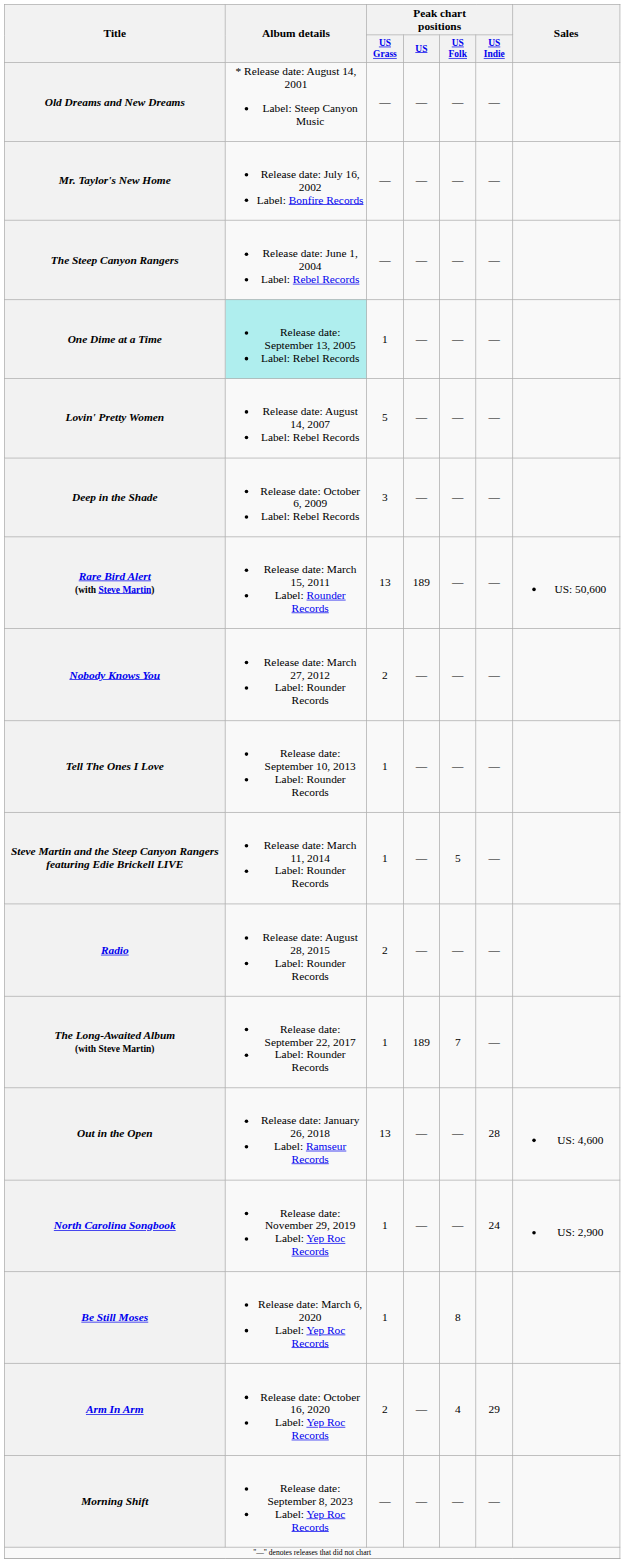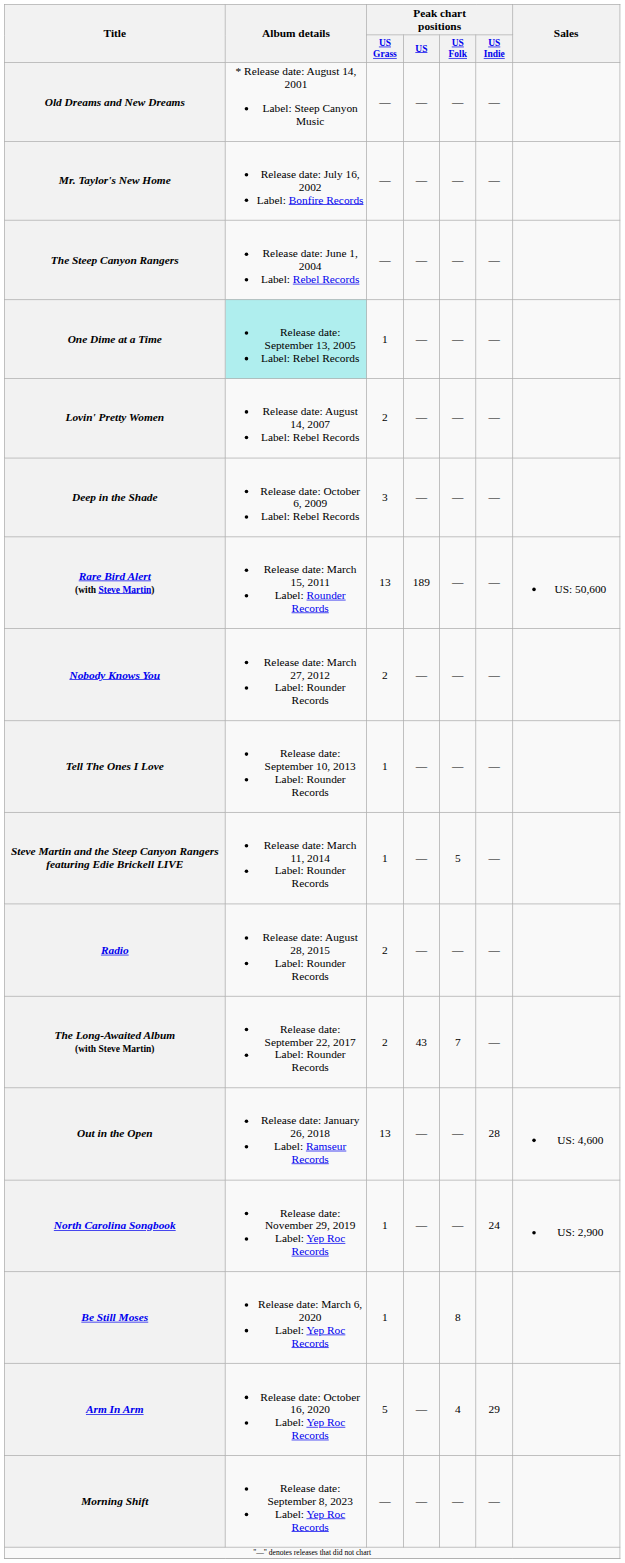(385, 418) 5 -> (385, 418) 2
(385, 1042) 1 -> (385, 1042) 2
(421, 1042) 189 -> (421, 1042) 43
(385, 1409) 2 -> (385, 1409) 5
